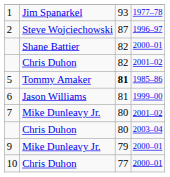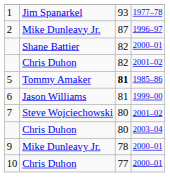(68, 29) Steve Wojciechowski -> (61, 29) Mike Dunleavy Jr.
(61, 113) Mike Dunleavy Jr. -> (68, 113) Steve Wojciechowski
(123, 146) 79 -> (123, 146) 78
